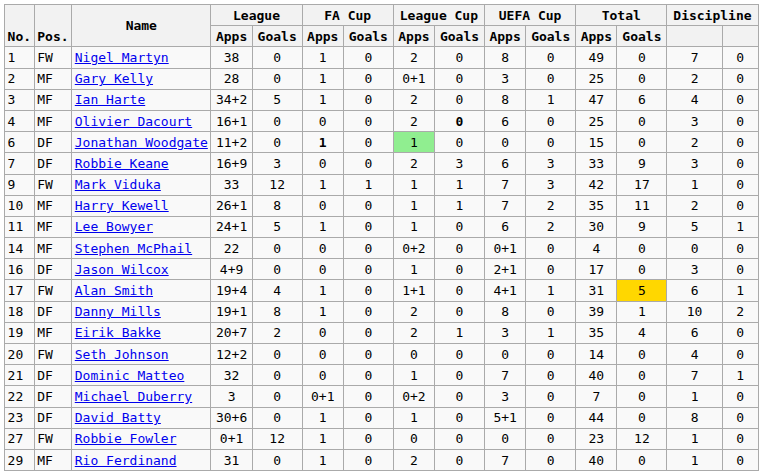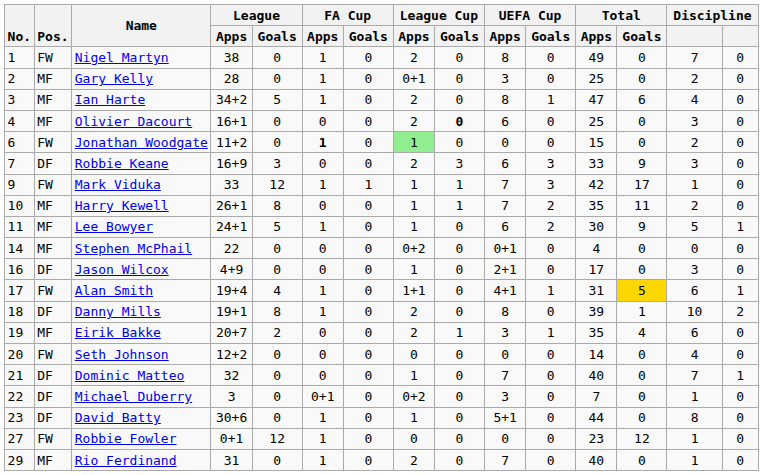(45, 142) DF -> (45, 142) FW
